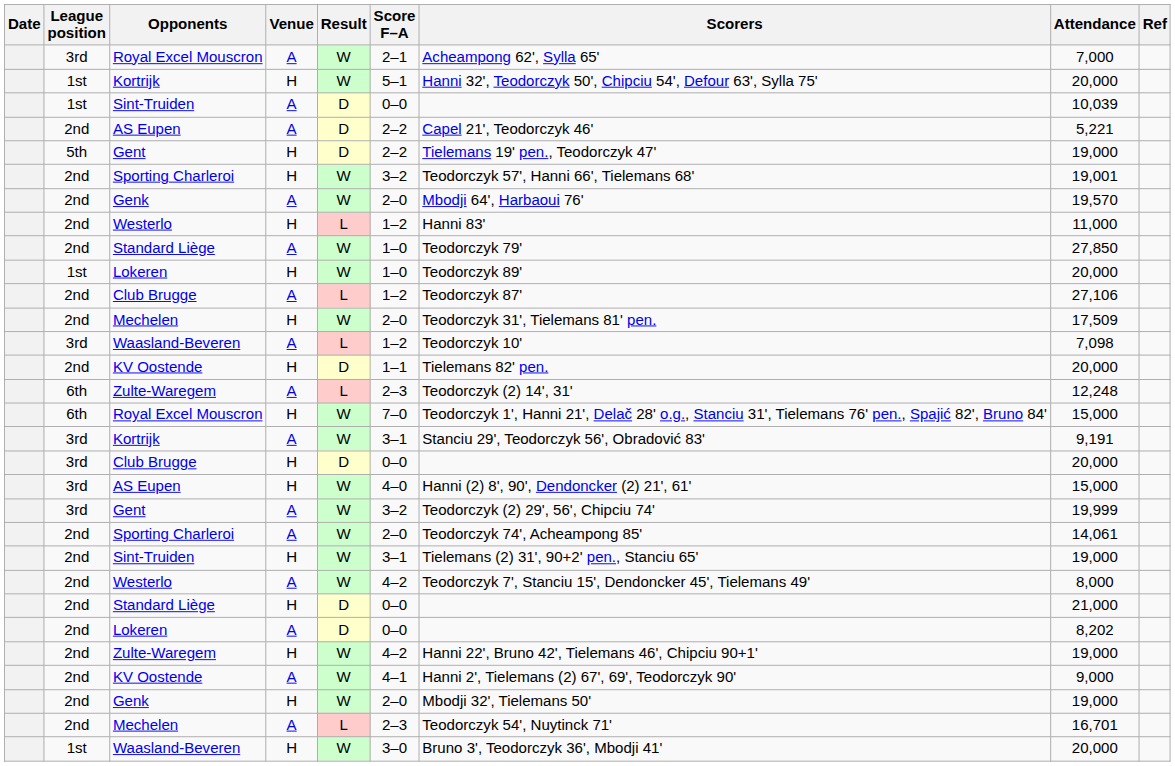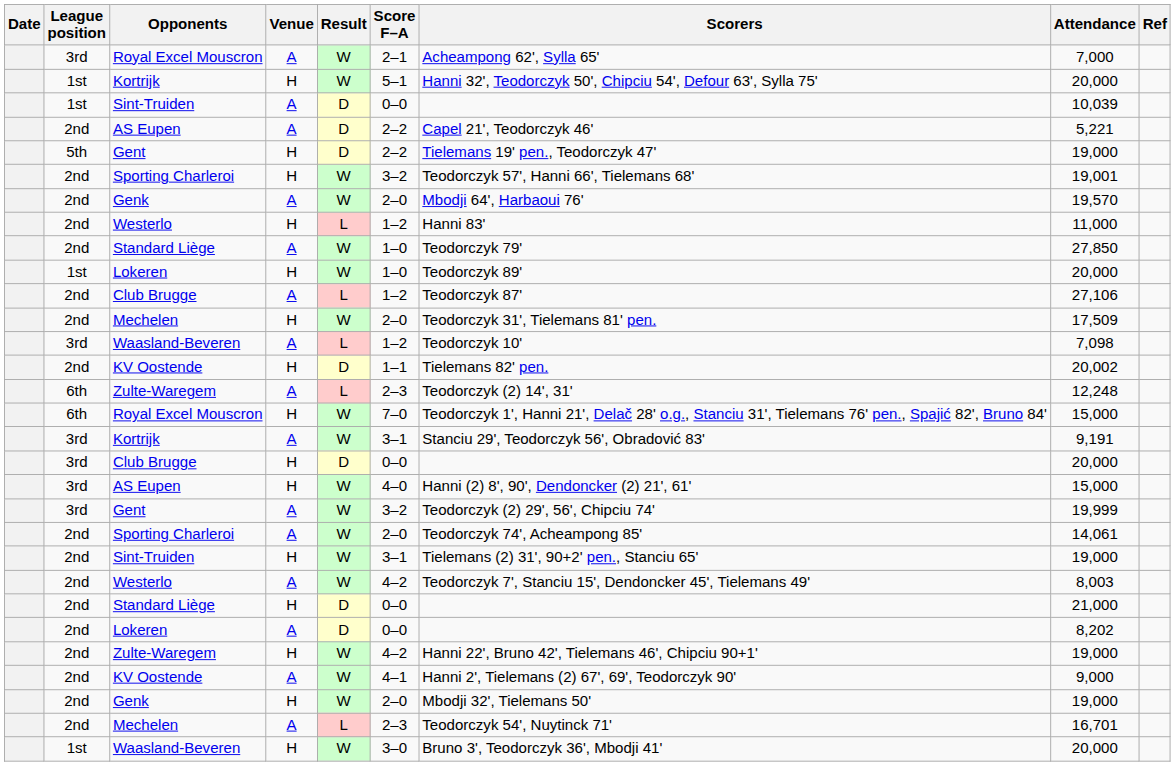(1095, 367) 20,000 -> (1095, 367) 20,002
(1095, 581) 8,000 -> (1095, 581) 8,003
